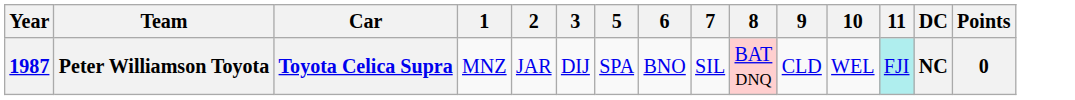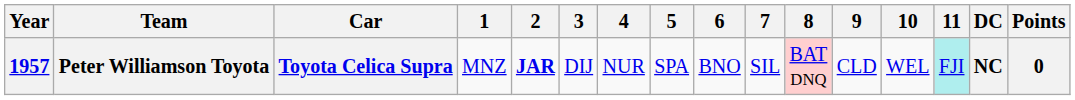+ column: (624, 21)
(29, 66) 1987 -> (29, 66) 1957
(534, 66) normal -> (535, 66) bold
